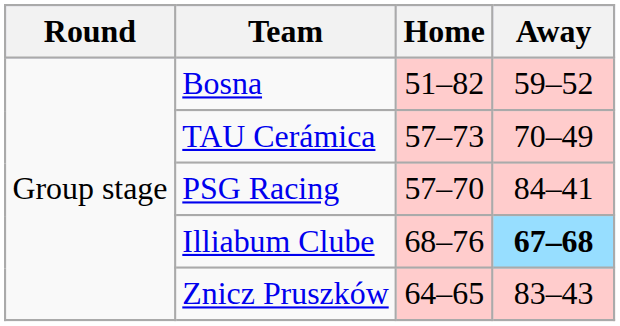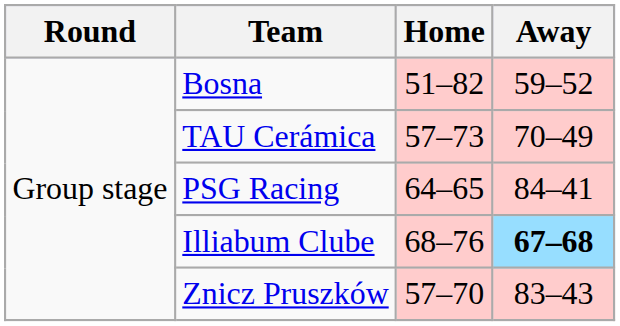(444, 188) 57–70 -> (444, 188) 64–65
(444, 294) 64–65 -> (444, 294) 57–70
